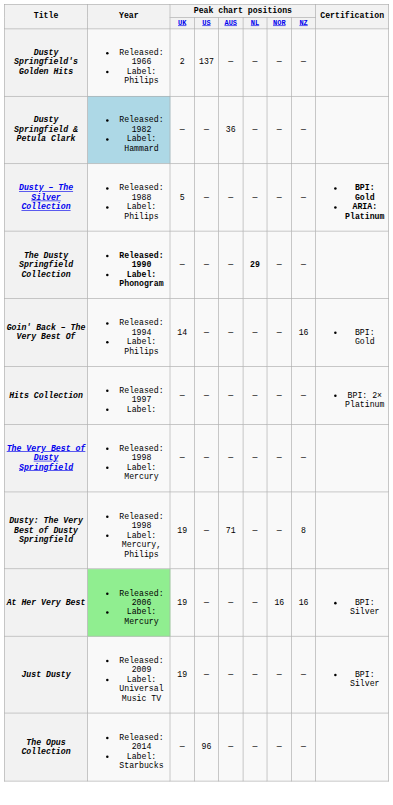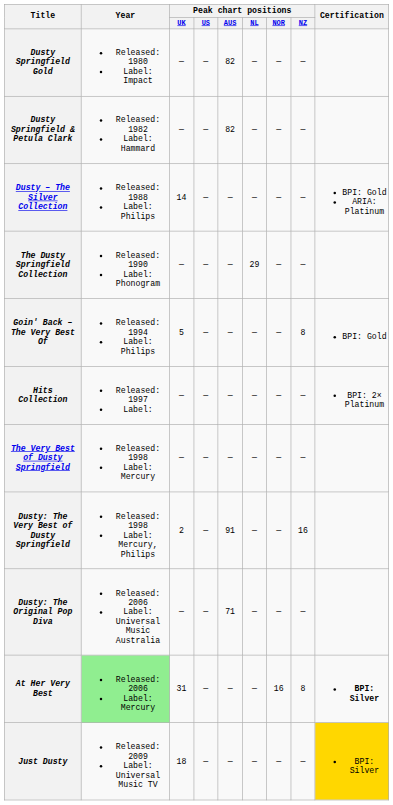- row: (46, 62)
+ row: (43, 62)
(129, 135) lightblue background -> (125, 135) no background
(231, 130) 36 -> (230, 130) 82
(182, 197) 5 -> (182, 197) 14
(352, 202) bold -> (352, 202) normal
(129, 270) bold -> (125, 270) normal
(255, 265) bold -> (254, 265) normal
(182, 333) 14 -> (182, 333) 5
(304, 333) 16 -> (303, 333) 8
(182, 530) 19 -> (182, 530) 2
(231, 530) 71 -> (230, 530) 91
(304, 530) 8 -> (303, 530) 16
+ row: (43, 612)
(182, 603) 19 -> (182, 689) 31
(304, 603) 16 -> (303, 689) 8
(352, 607) normal -> (352, 694) bold
(182, 675) 19 -> (182, 761) 18
(352, 680) no background -> (352, 766) gold background
- row: (46, 747)
